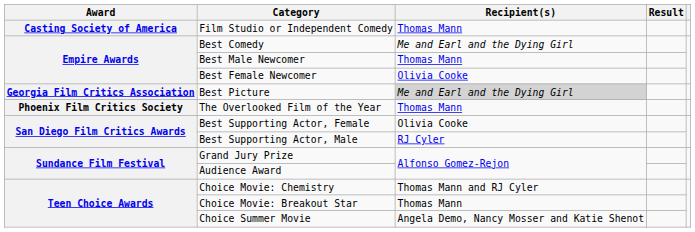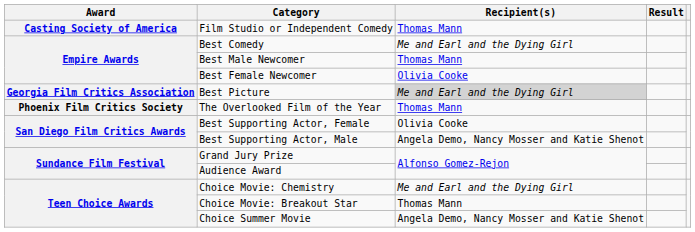(421, 139) RJ Cyler -> (521, 139) Angela Demo, Nancy Mosser and Katie Shenot
(468, 187) Thomas Mann and RJ Cyler -> (486, 187) Me and Earl and the Dying Girl
